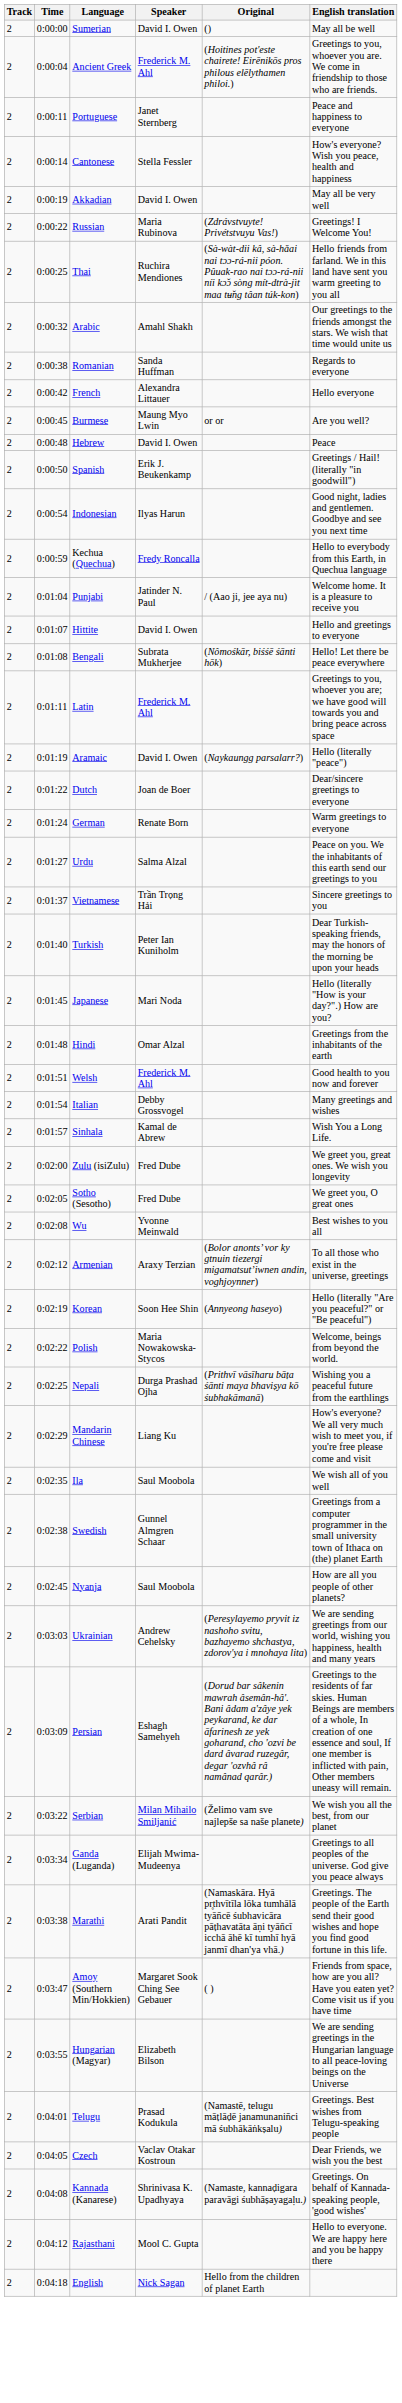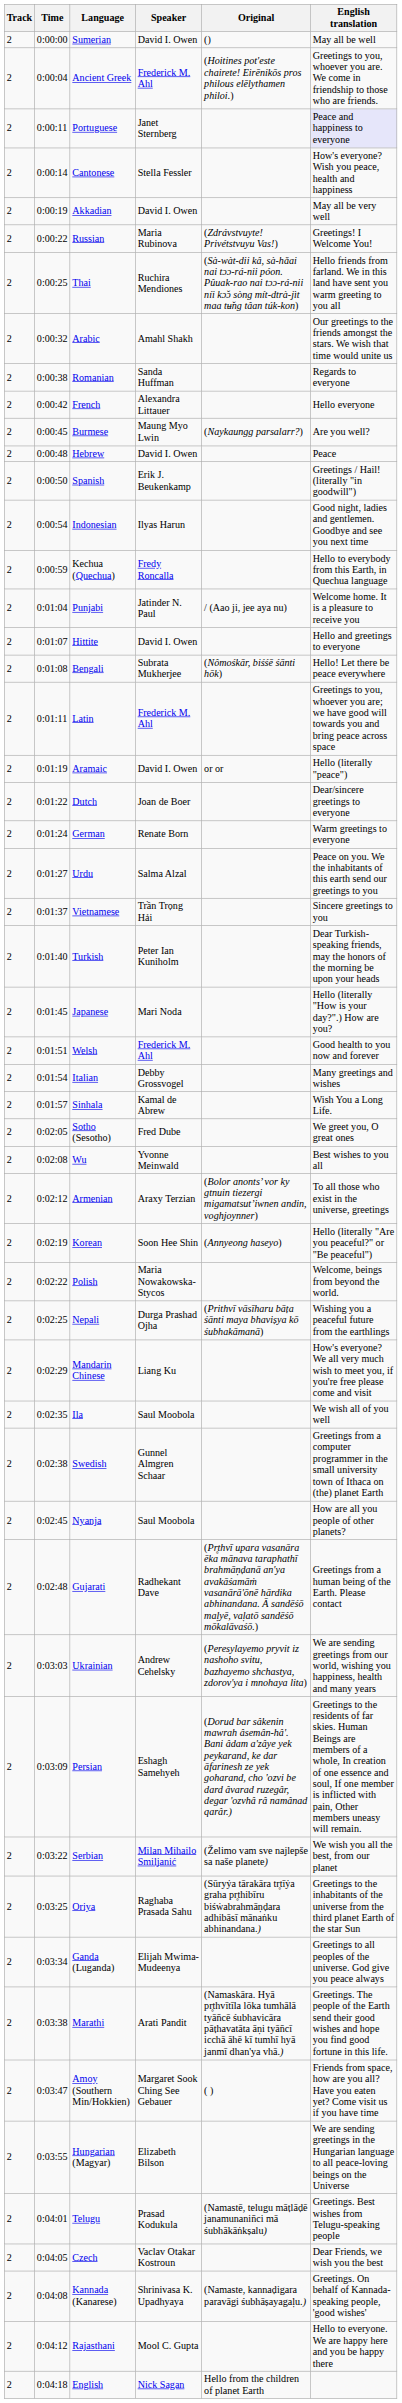(337, 117) no background -> (338, 128) lavender background
(214, 420) or or -> (254, 432) (Naykaungg parsalarr?)
(254, 757) (Naykaungg parsalarr?) -> (214, 768) or or
- row: (84, 1045)
- row: (101, 1165)
+ row: (89, 1587)
+ row: (84, 1906)
